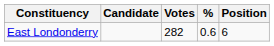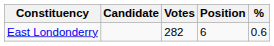columns swapped: (208, 13) <-> (244, 13)
